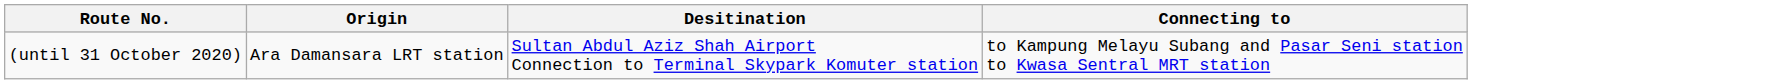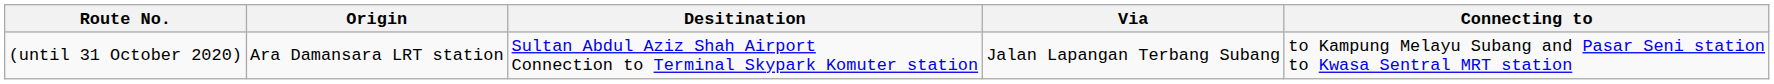+ column: (1133, 18)
